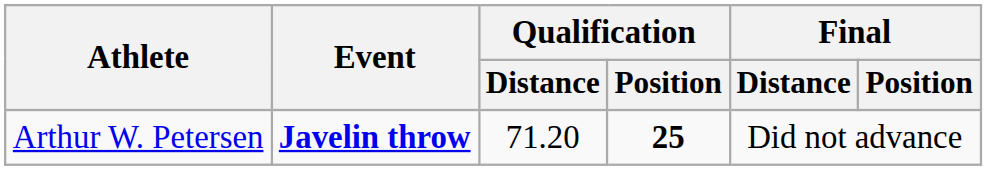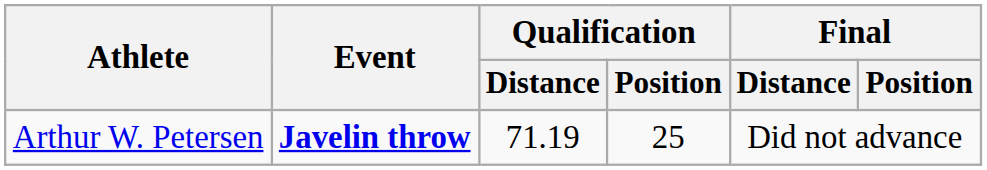(543, 137) 71.20 -> (543, 137) 71.19
(668, 137) bold -> (668, 137) normal
